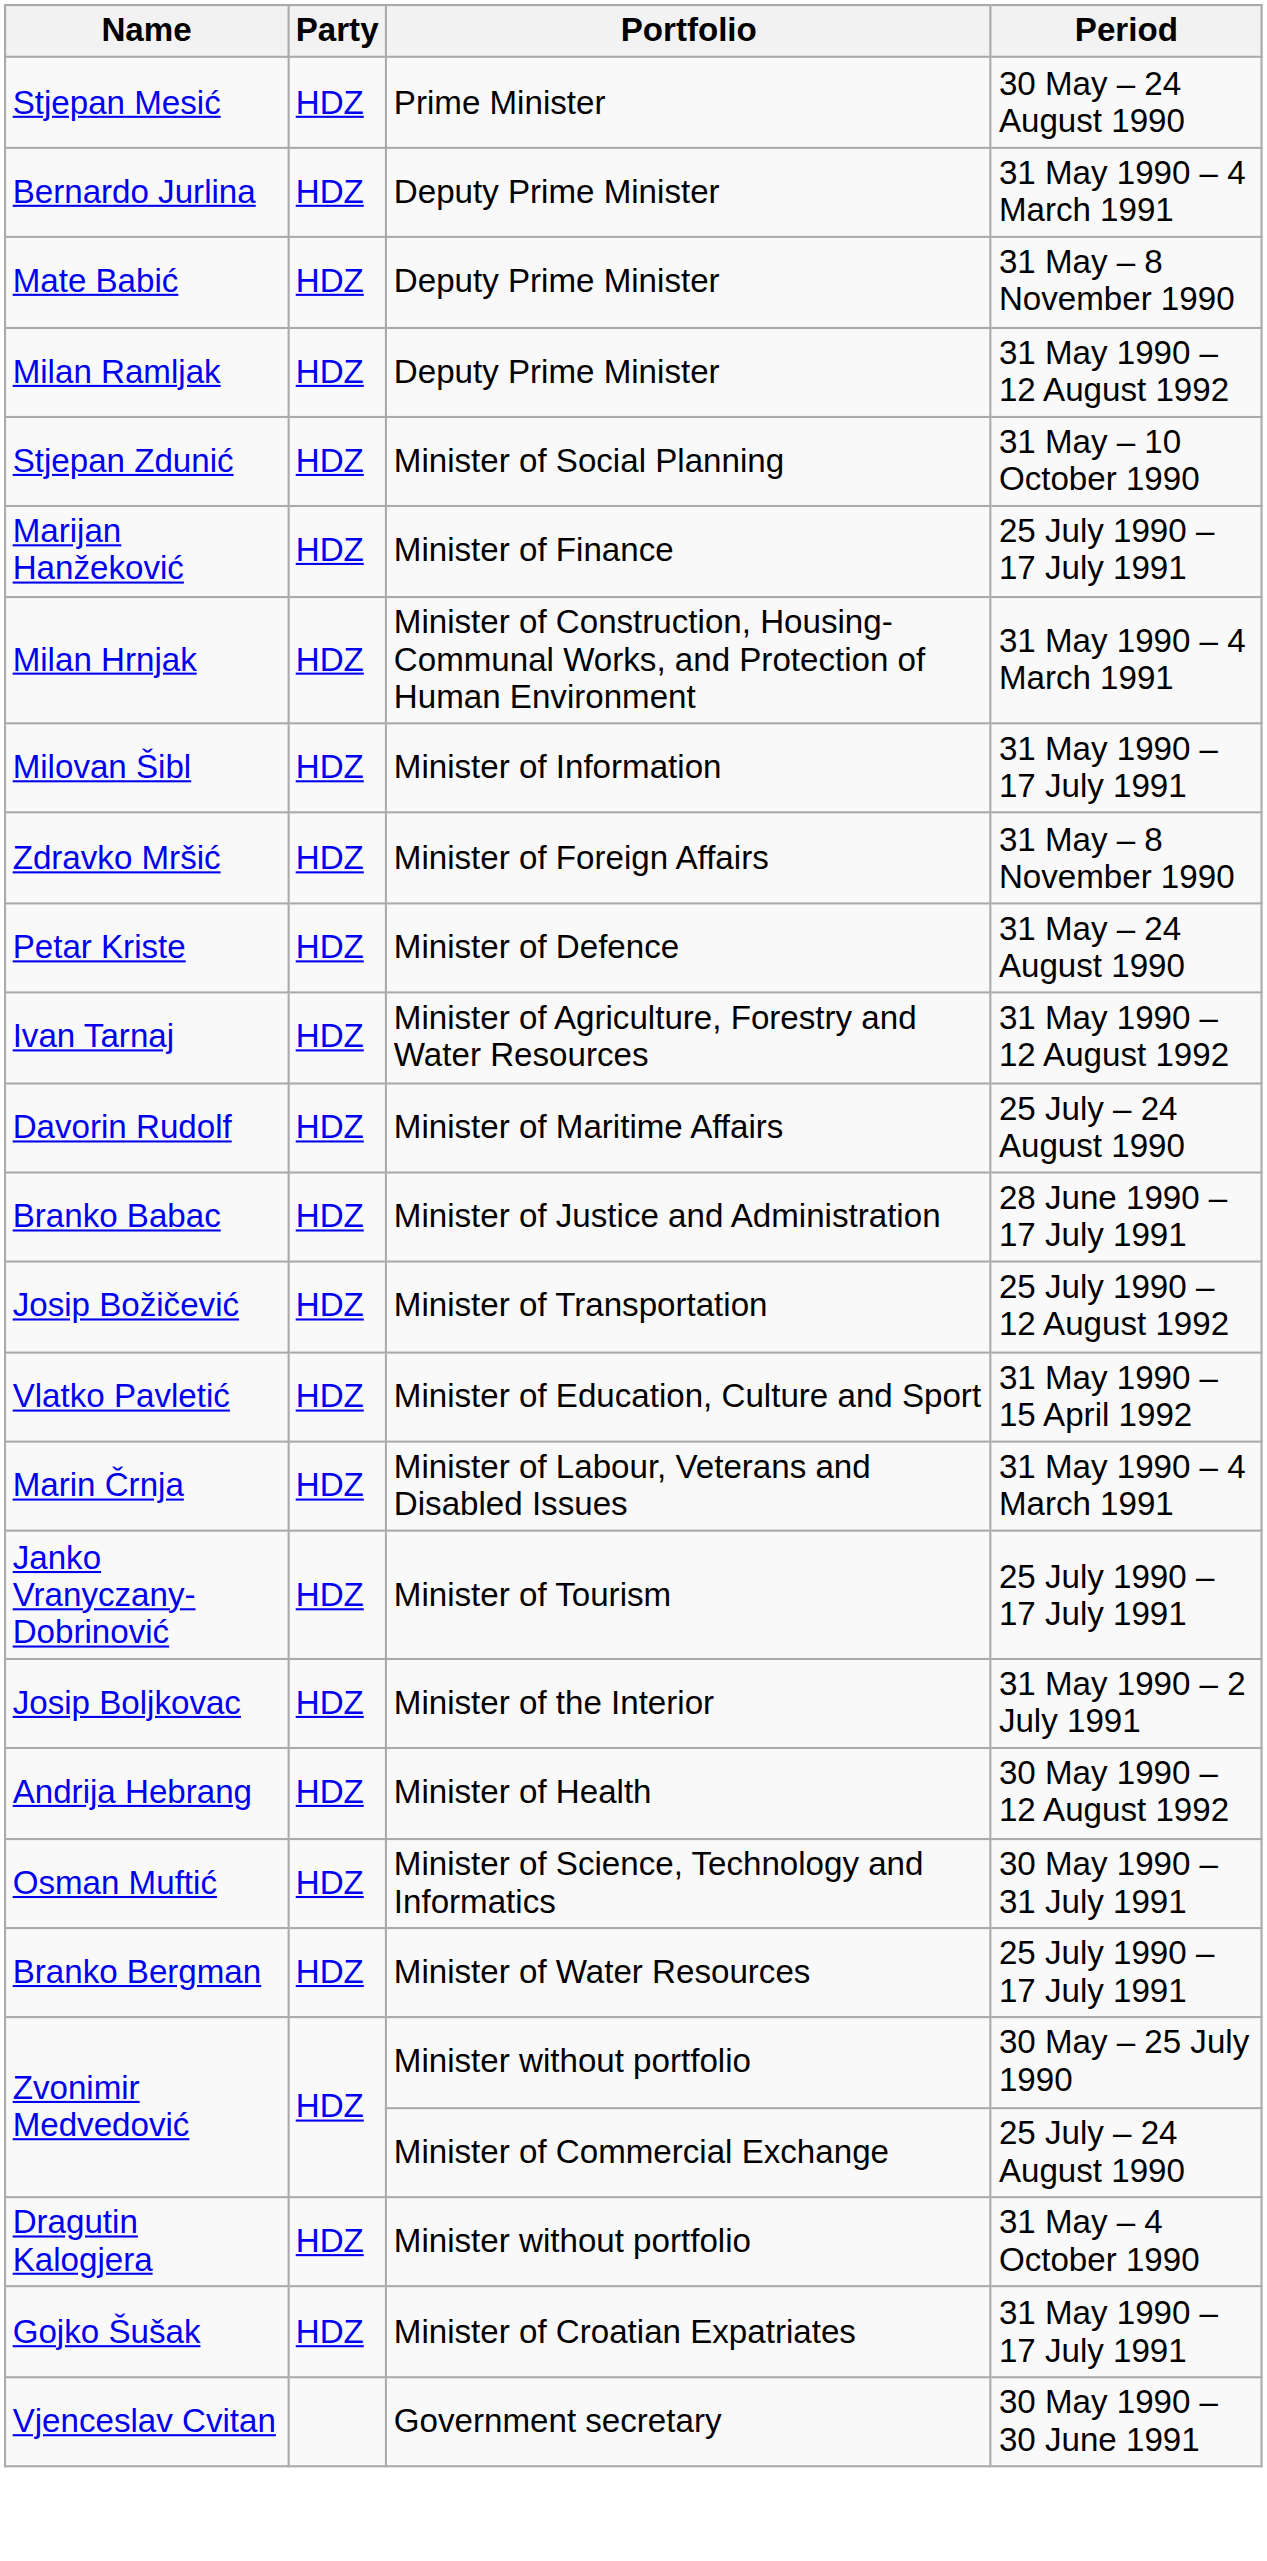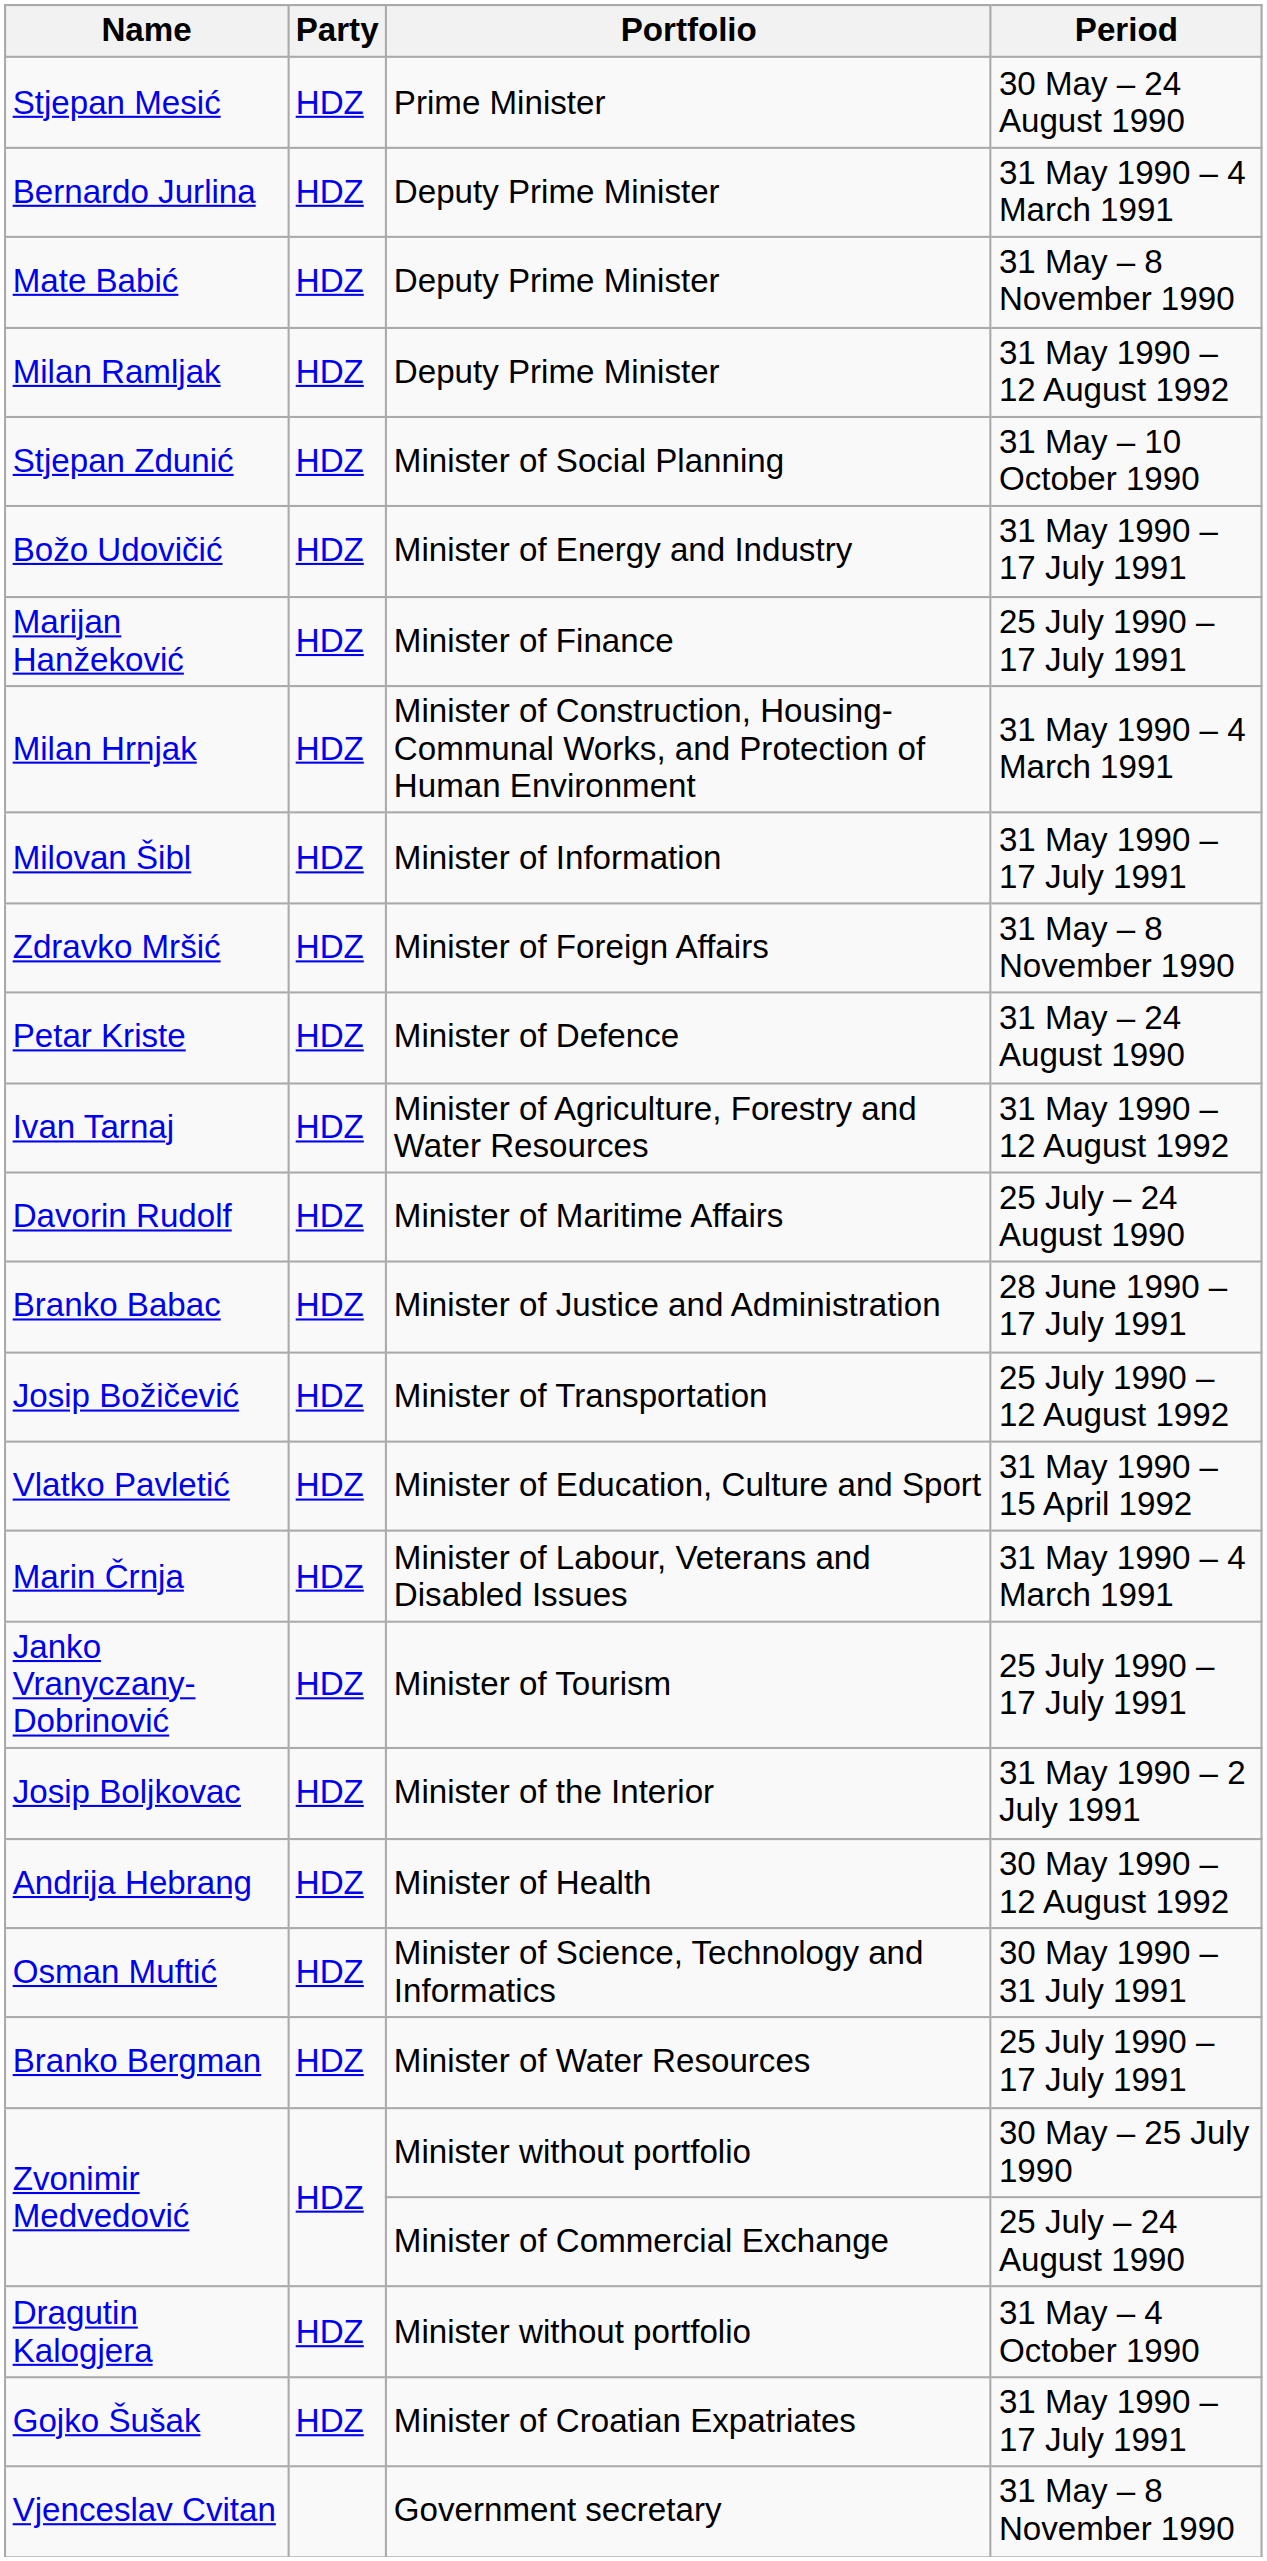+ row: (118, 550)
(1108, 2421) 30 May 1990 – 30 June 1991 -> (1117, 2510) 31 May – 8 November 1990
